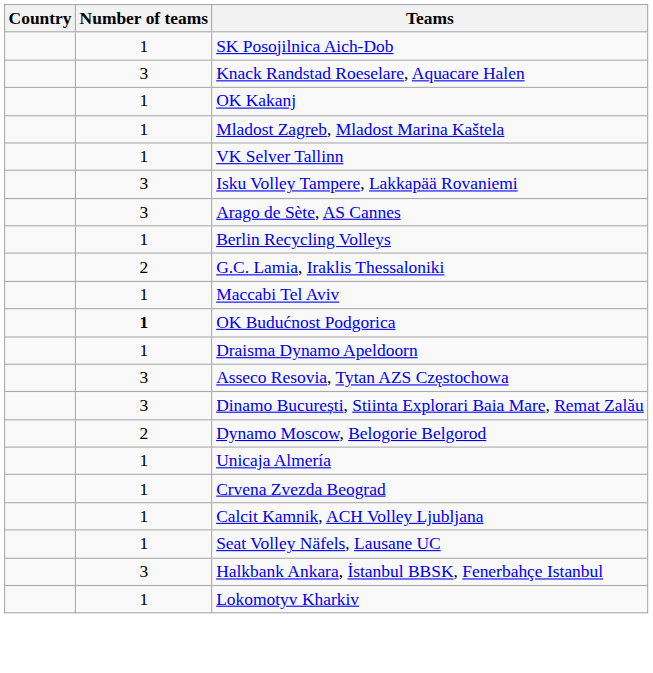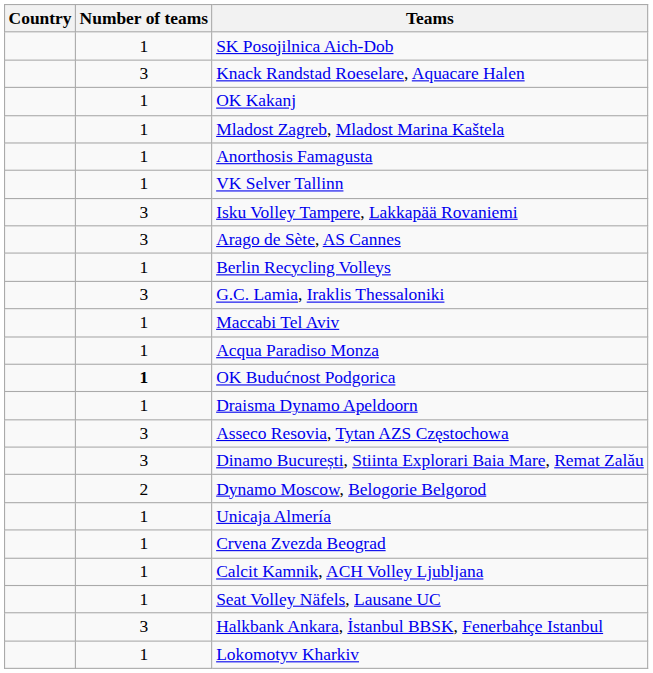+ row: (294, 156)
(144, 267) 2 -> (144, 294) 3
+ row: (298, 350)
